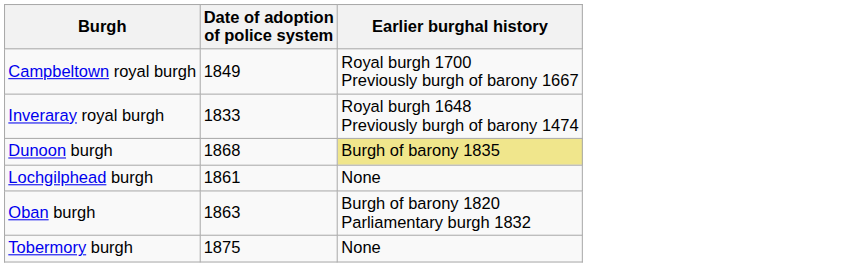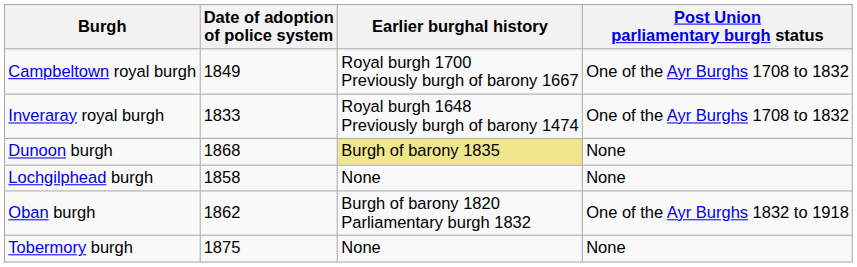+ column: (718, 26)
(222, 177) 1861 -> (222, 177) 1858
(222, 213) 1863 -> (222, 213) 1862
